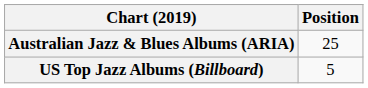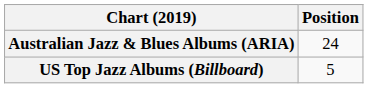(330, 43) 25 -> (330, 43) 24
